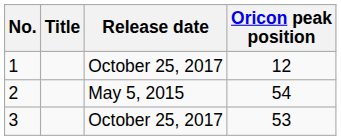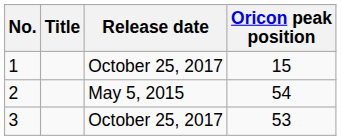(281, 65) 12 -> (281, 65) 15
